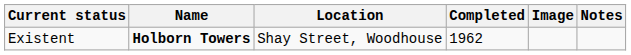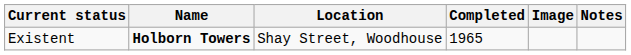(466, 39) 1962 -> (466, 39) 1965
